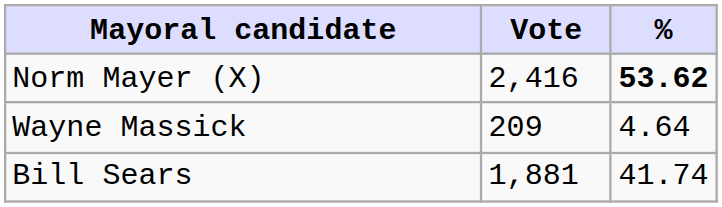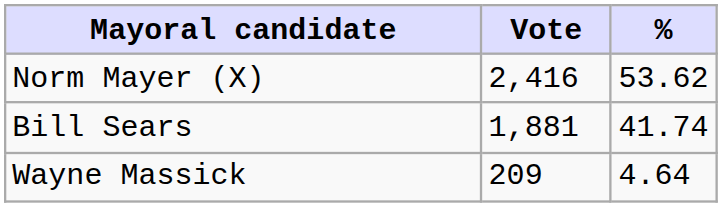(663, 79) bold -> (663, 79) normal
rows swapped: (102, 176) <-> (129, 128)
